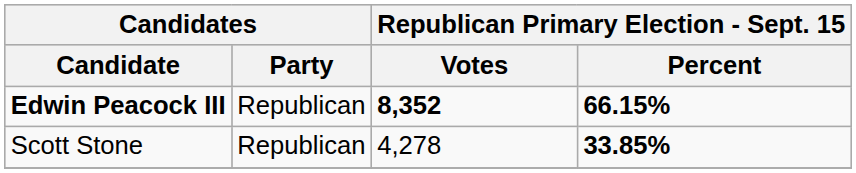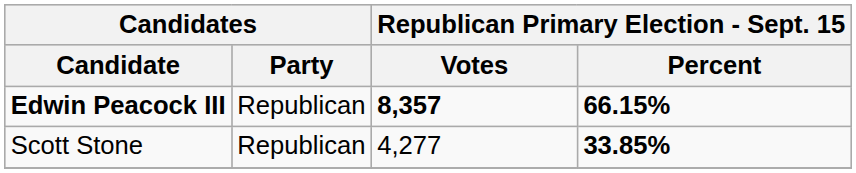(409, 106) 8,352 -> (409, 106) 8,357
(409, 146) 4,278 -> (409, 146) 4,277
